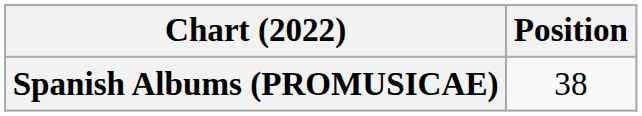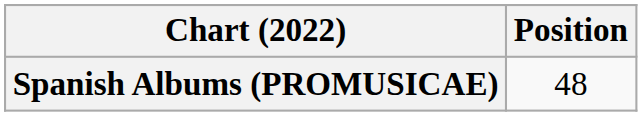(571, 83) 38 -> (571, 83) 48
